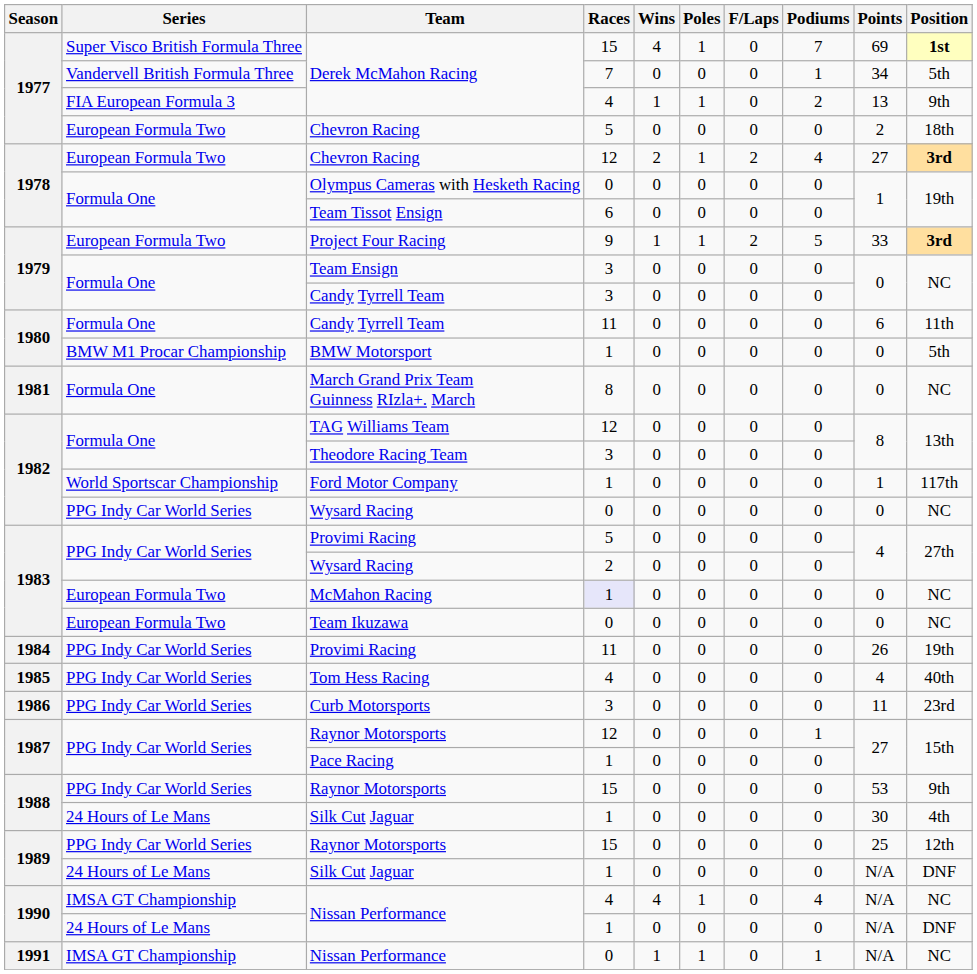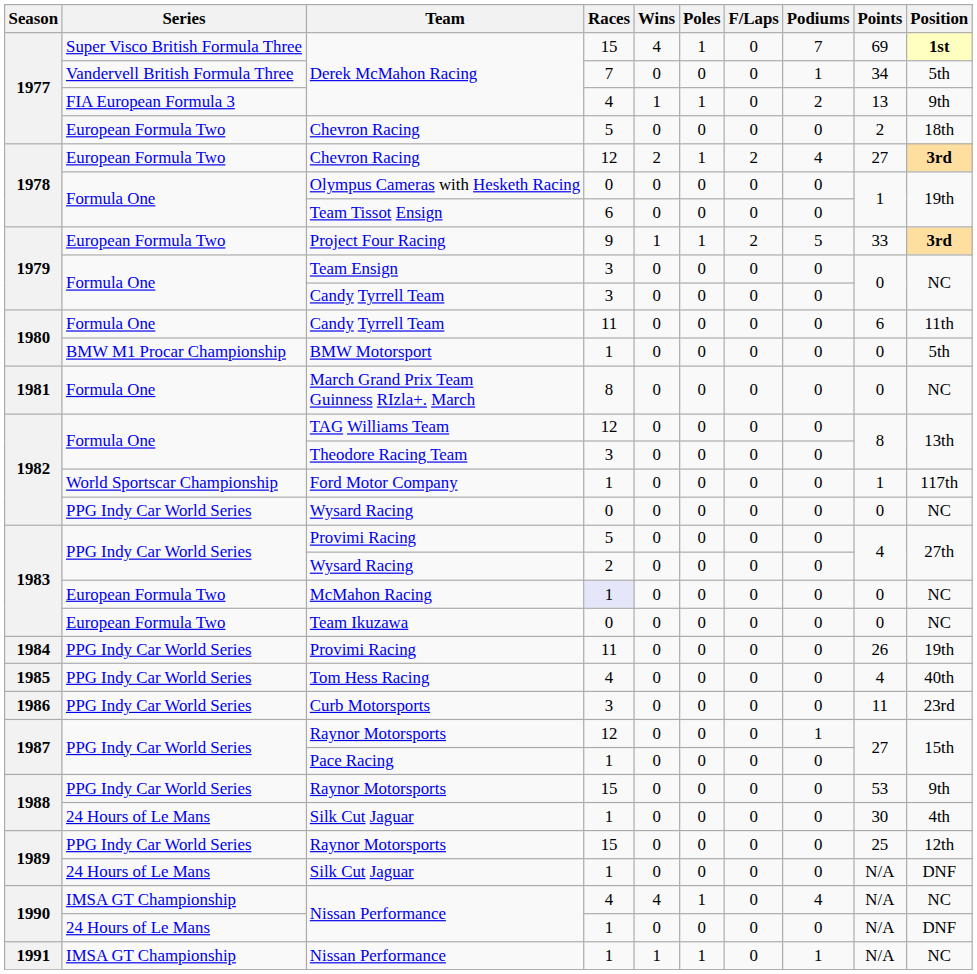(609, 955) 0 -> (609, 955) 1
